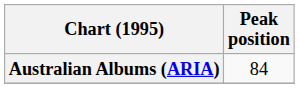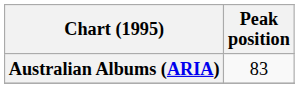(259, 68) 84 -> (259, 68) 83
